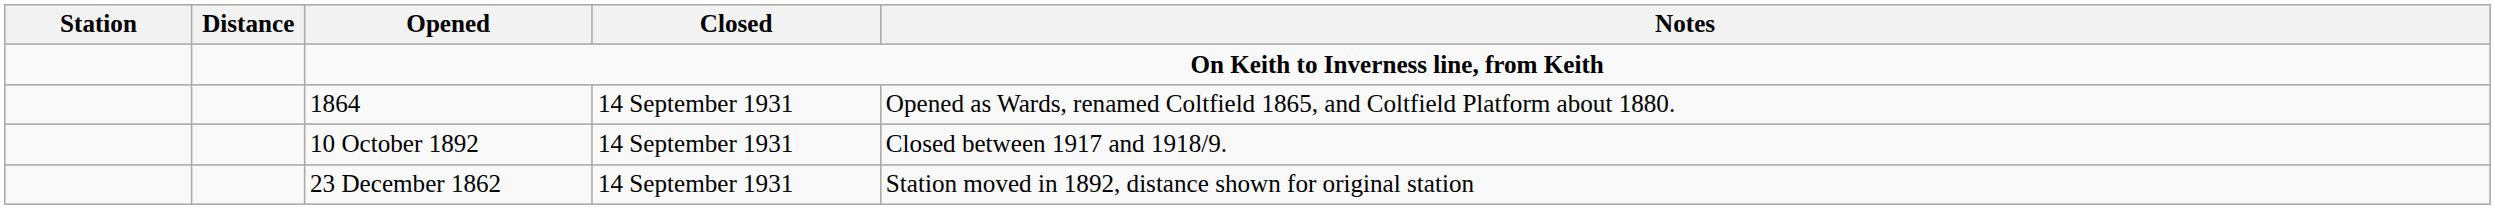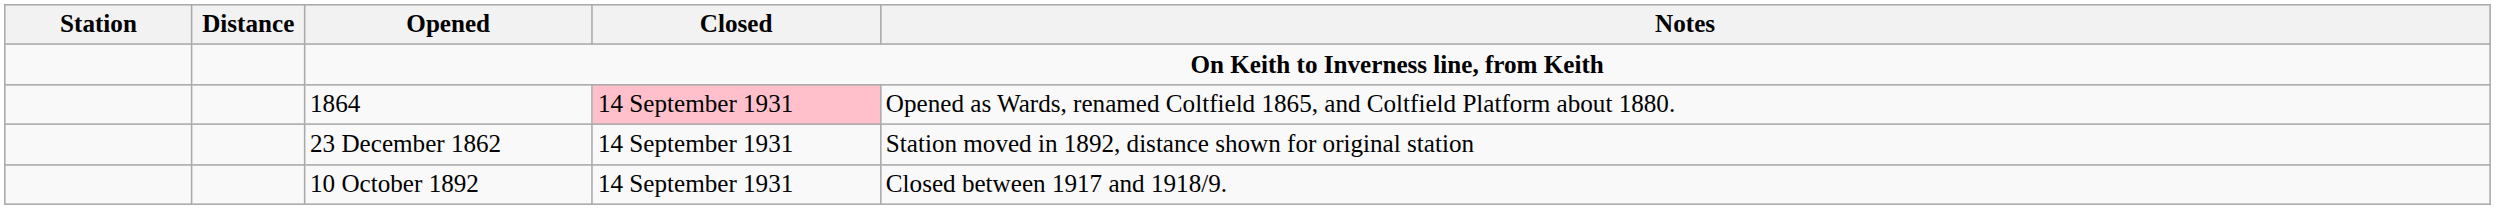(696, 104) no background -> (696, 104) pink background
rows swapped: (406, 183) <-> (394, 143)
